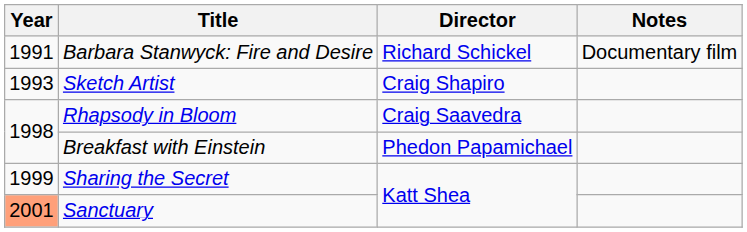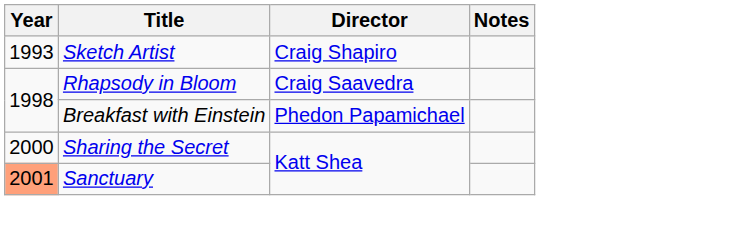- row: (218, 52)
(31, 178) 1999 -> (31, 147) 2000
